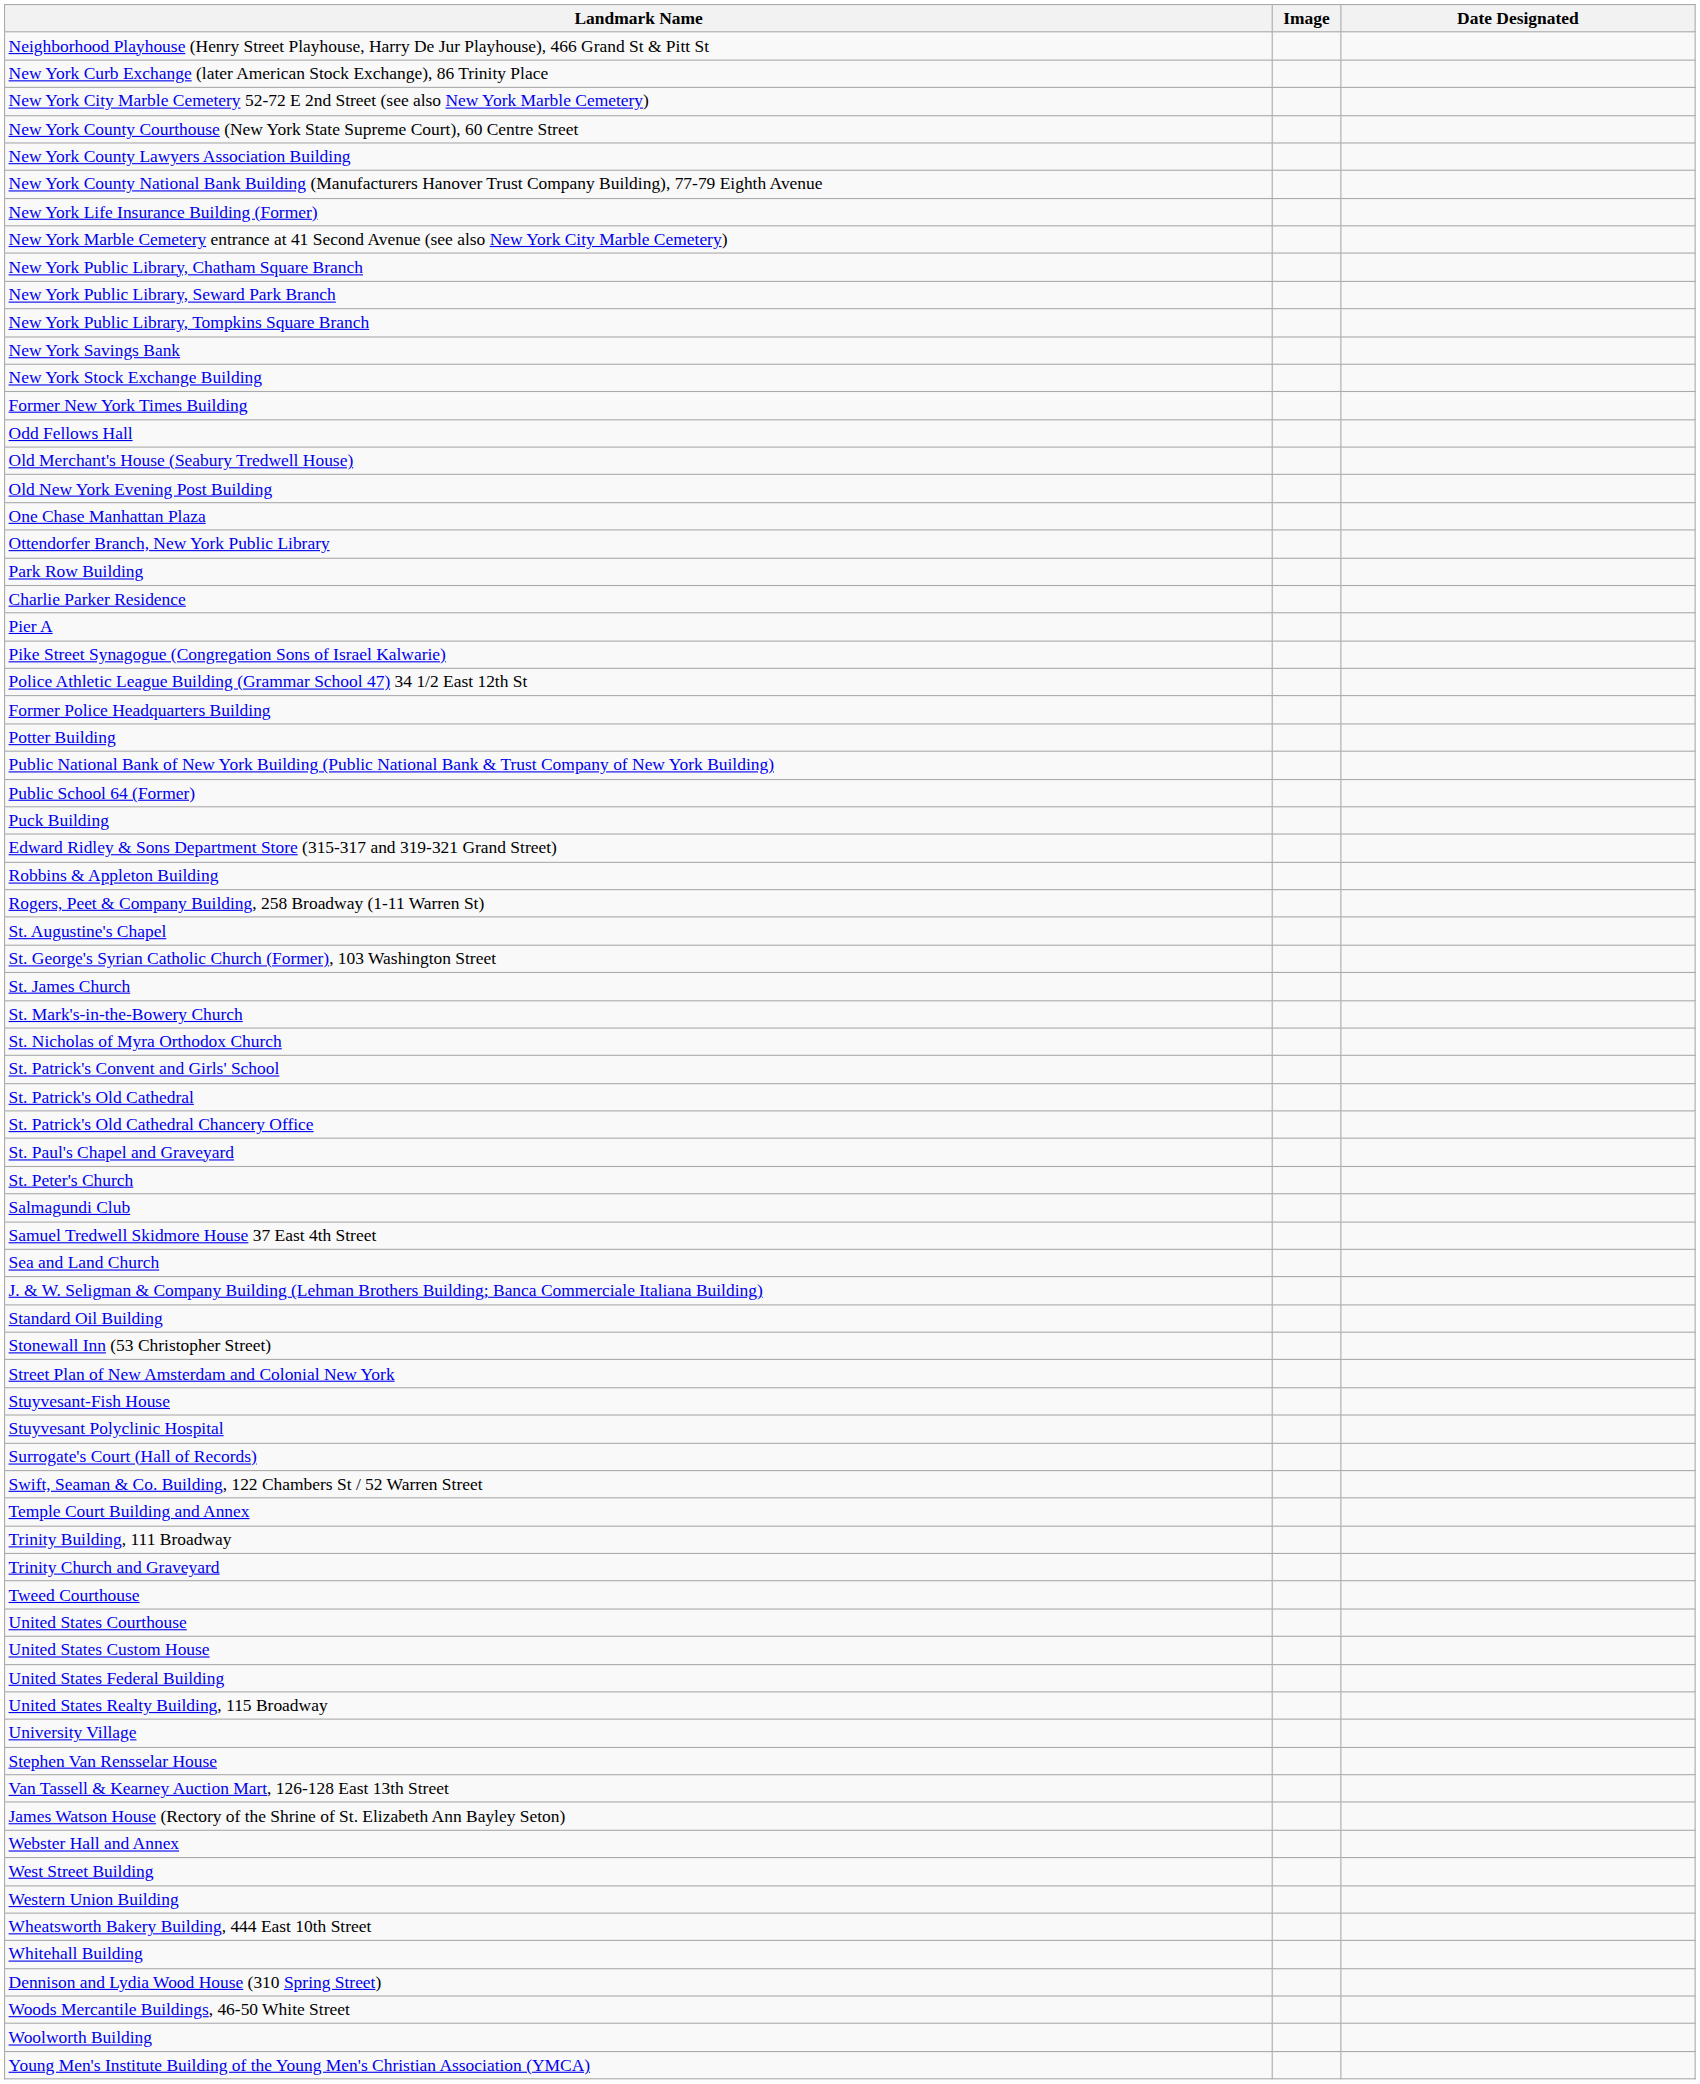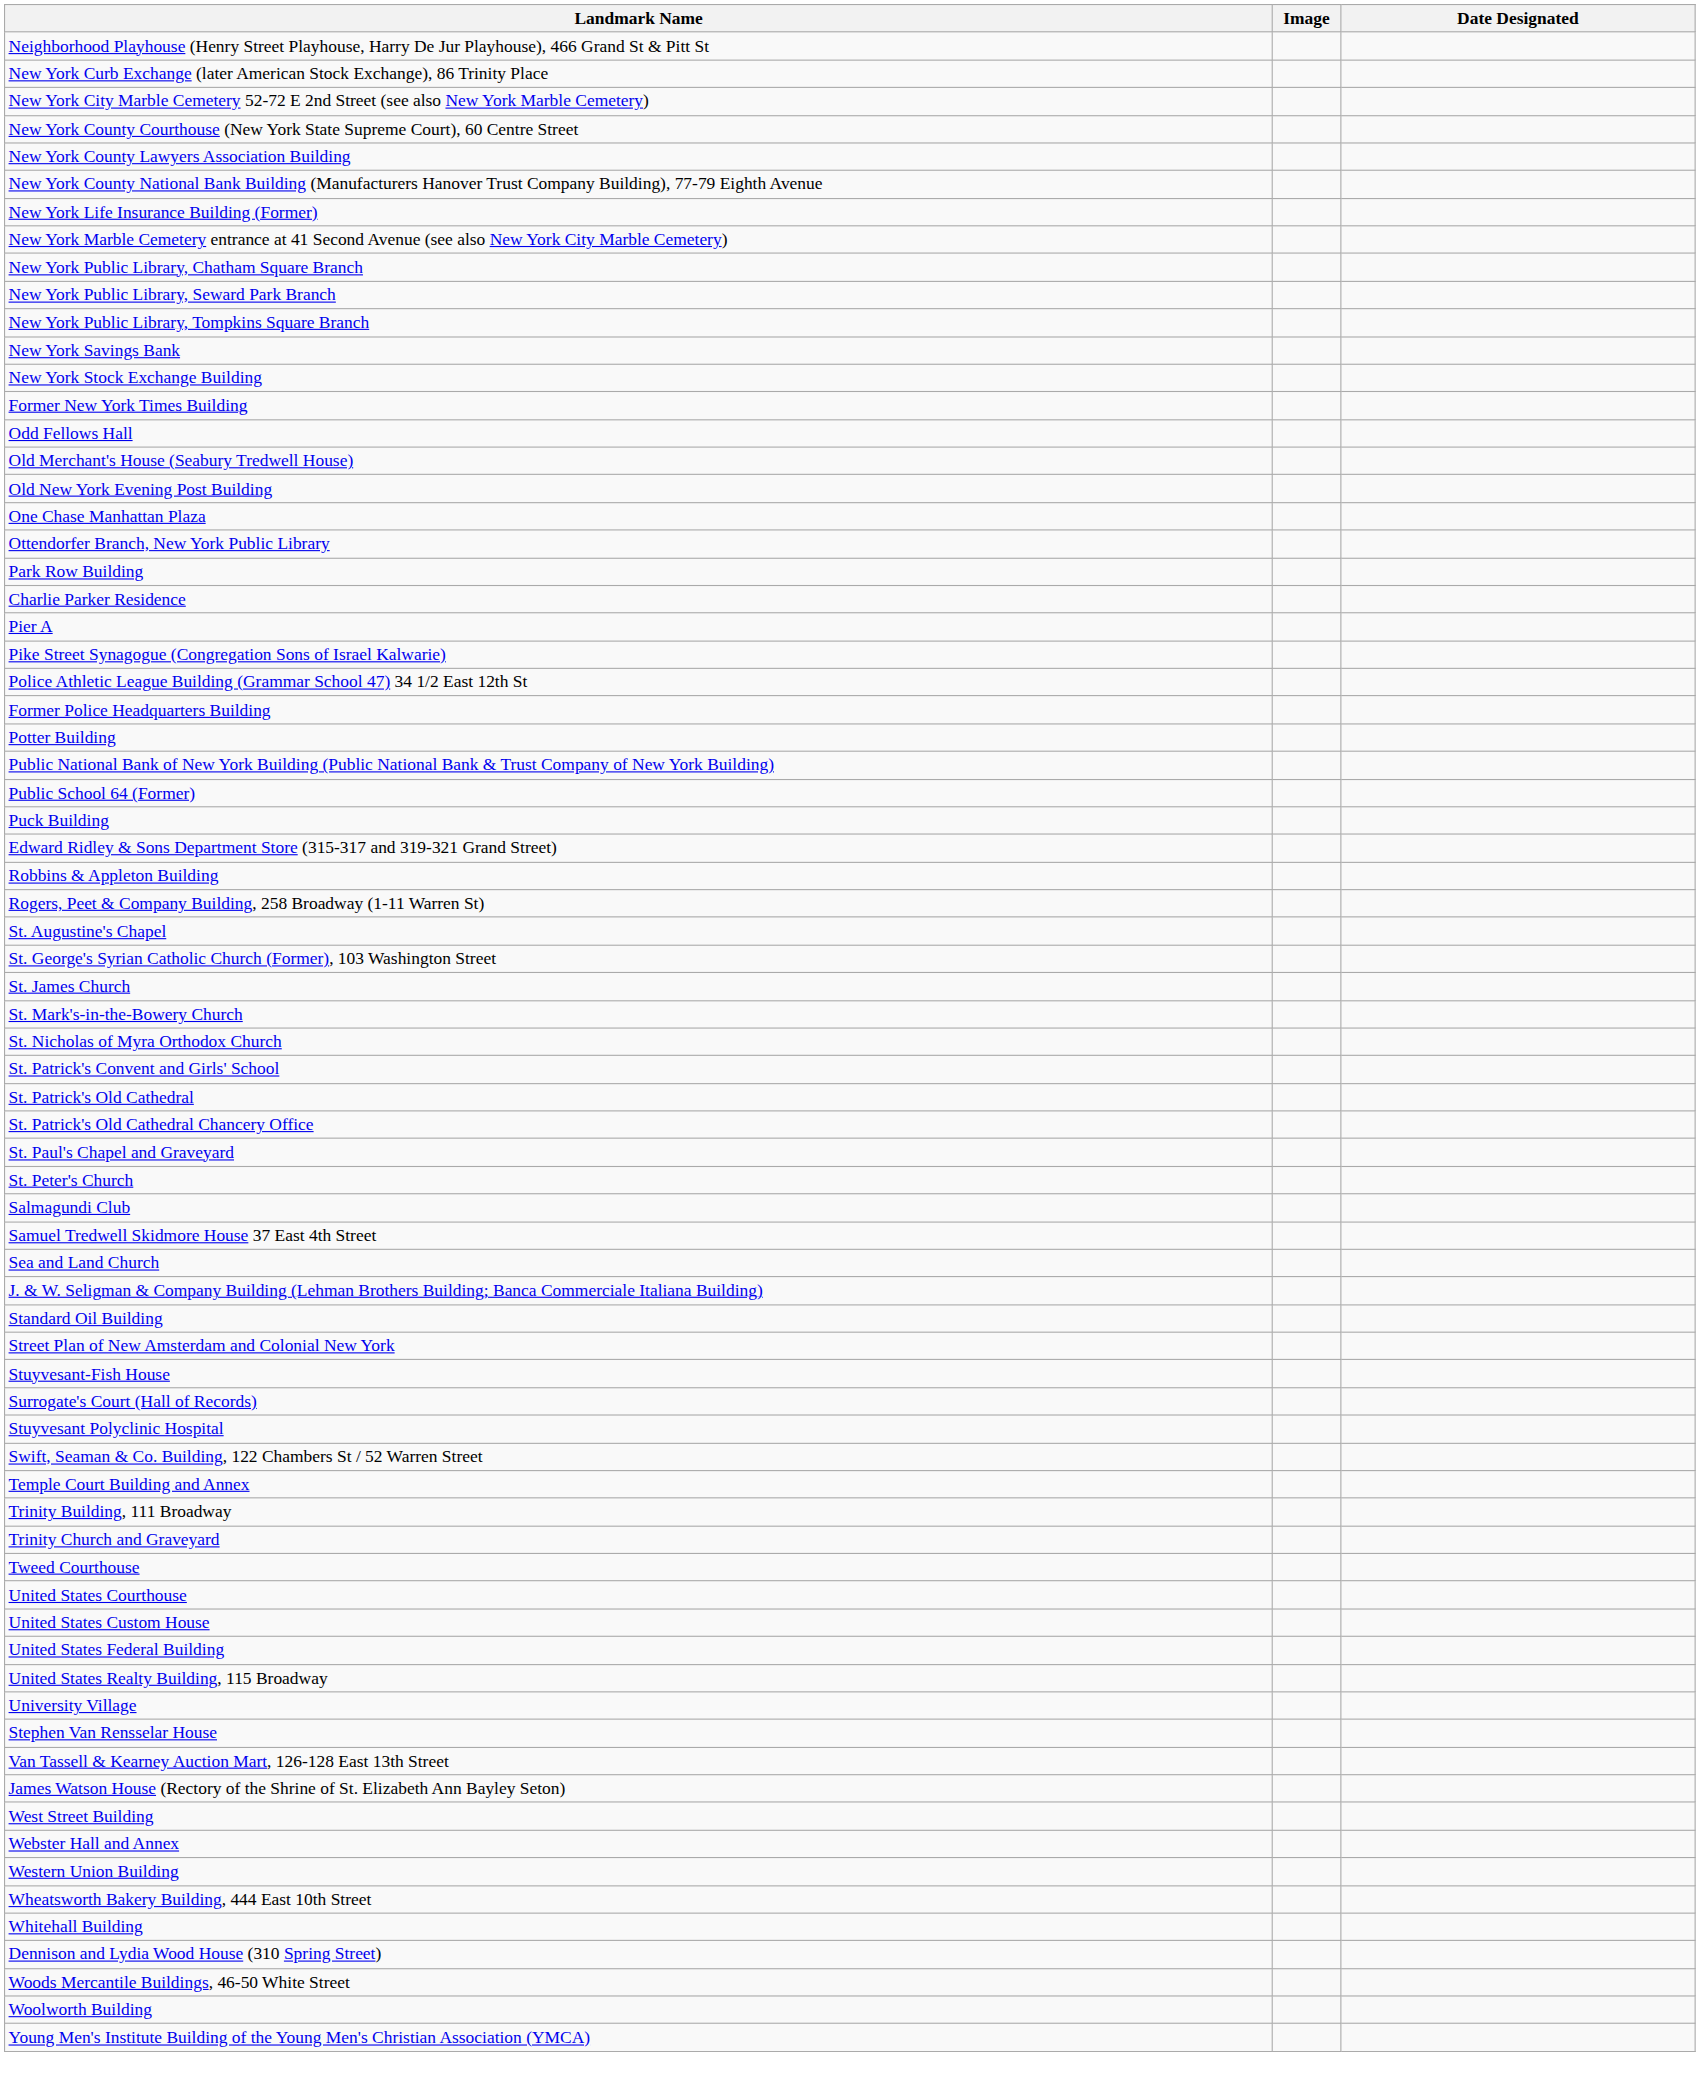- row: (140, 1345)
rows swapped: (116, 1428) <-> (133, 1456)
rows swapped: (94, 1843) <-> (81, 1871)
